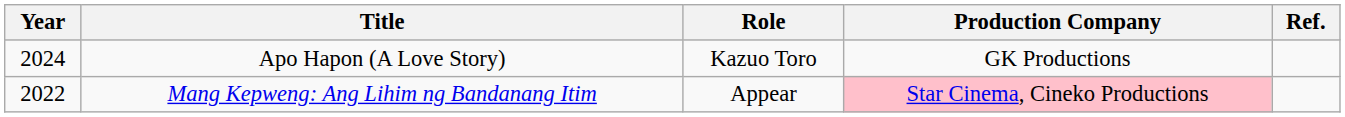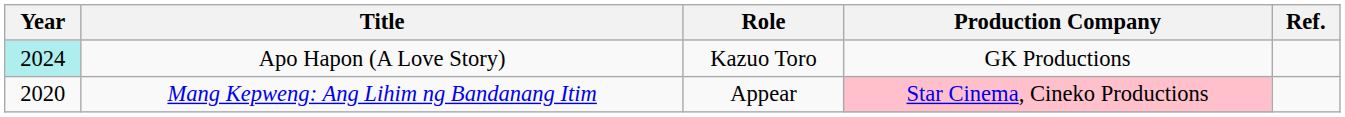(43, 58) no background -> (43, 58) paleturquoise background
(43, 93) 2022 -> (43, 93) 2020
